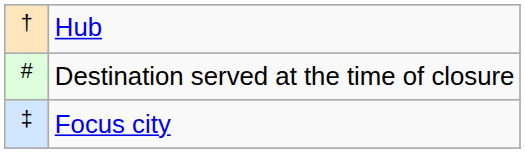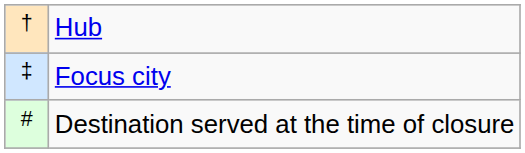rows swapped: (113, 124) <-> (285, 76)
